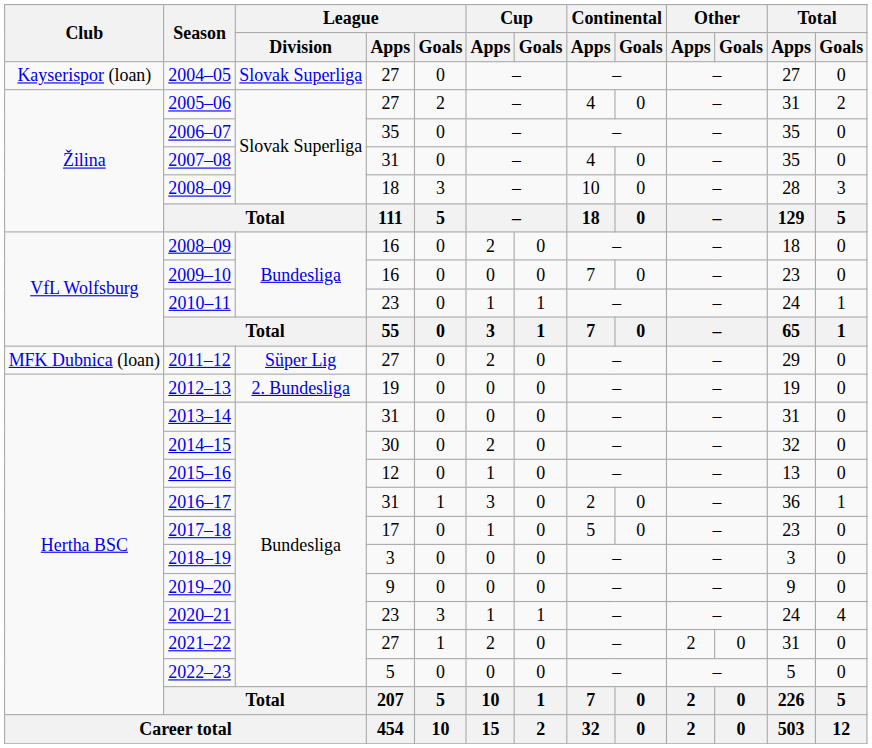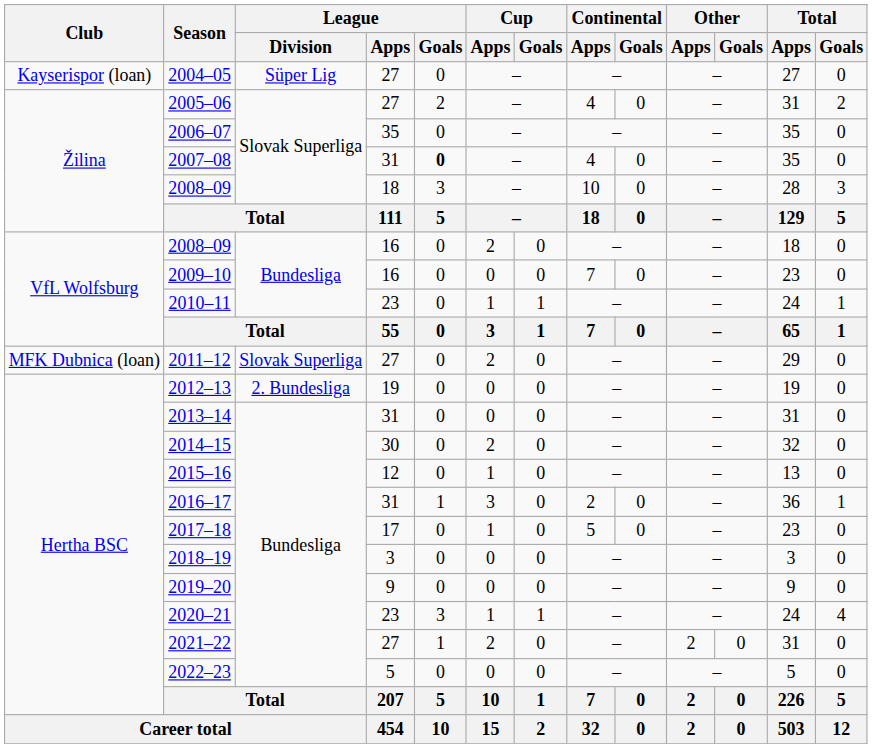(301, 75) Slovak Superliga -> (301, 75) Süper Lig
(440, 160) normal -> (440, 160) bold
(301, 359) Süper Lig -> (301, 359) Slovak Superliga
